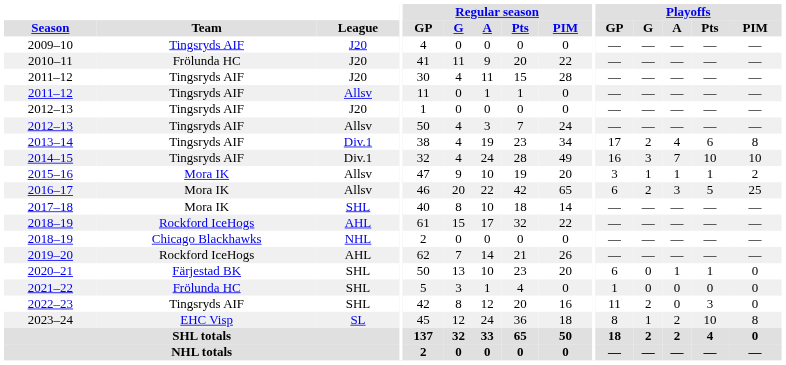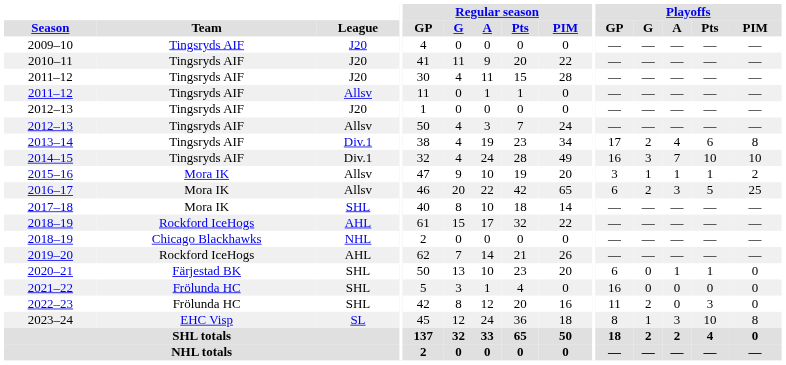(207, 60) Frölunda HC -> (207, 60) Tingsryds AIF
(614, 287) 1 -> (614, 287) 16
(207, 303) Tingsryds AIF -> (207, 303) Frölunda HC
(677, 319) 2 -> (677, 319) 3
